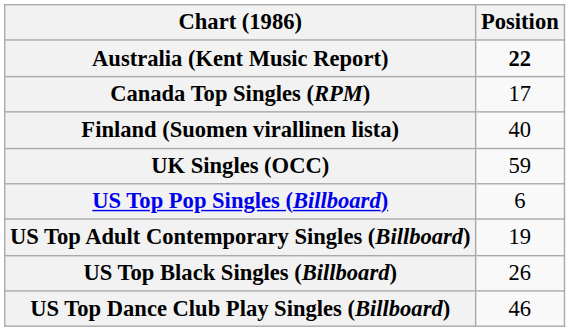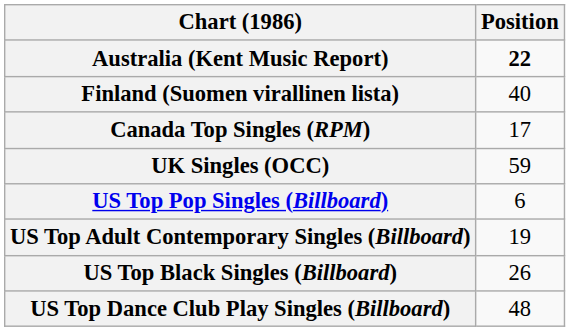rows swapped: (240, 93) <-> (240, 129)
(520, 308) 46 -> (520, 308) 48
